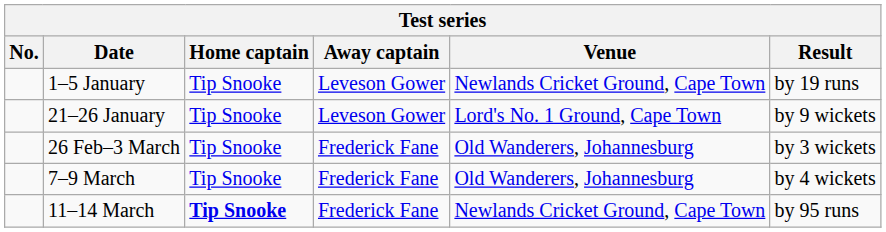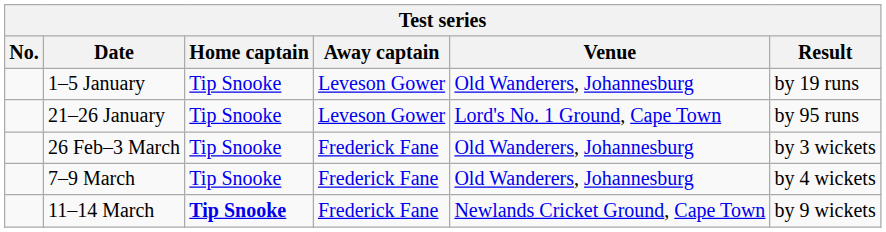(610, 83) Newlands Cricket Ground, Cape Town -> (574, 83) Old Wanderers, Johannesburg
(825, 115) by 9 wickets -> (817, 115) by 95 runs
(817, 210) by 95 runs -> (825, 210) by 9 wickets
